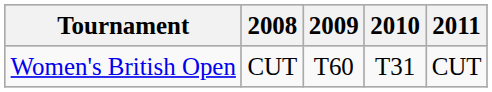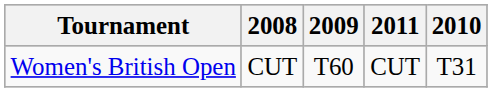columns swapped: (395, 25) <-> (457, 25)
